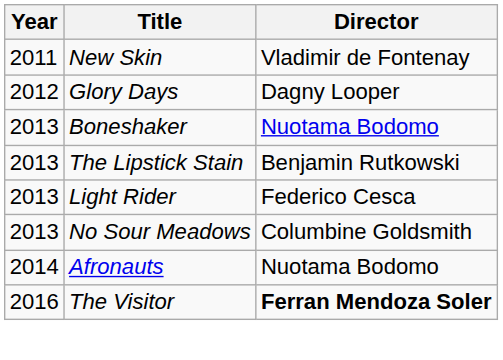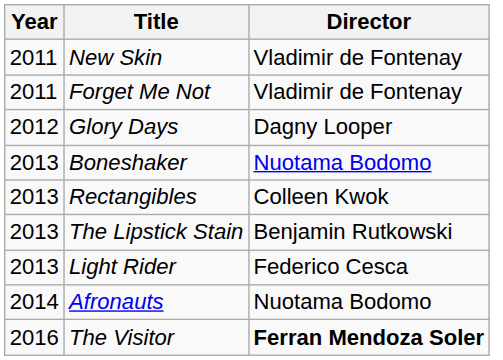+ row: (140, 92)
+ row: (133, 197)
- row: (160, 232)
